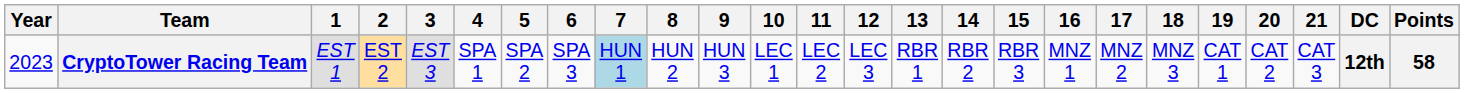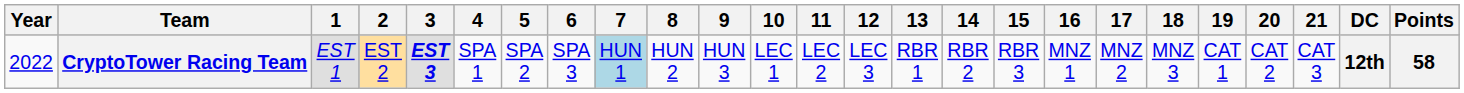(31, 61) 2023 -> (31, 61) 2022
(430, 61) normal -> (430, 61) bold
